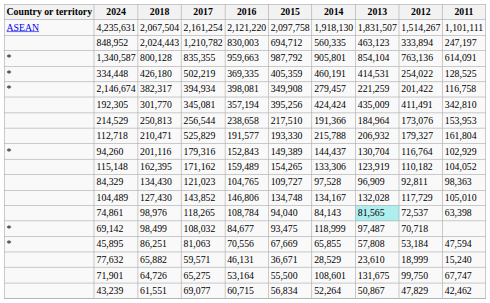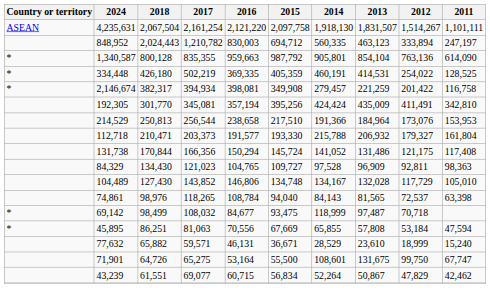(461, 58) 614,091 -> (461, 58) 614,090
(199, 136) 525,829 -> (199, 136) 203,373
- row: (110, 151)
+ row: (112, 151)
- row: (112, 167)
(371, 213) paleturquoise background -> (371, 197) no background
